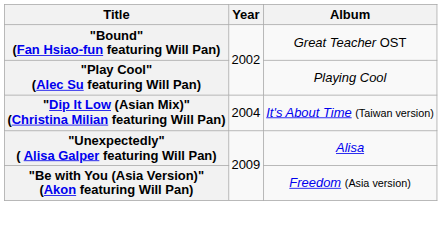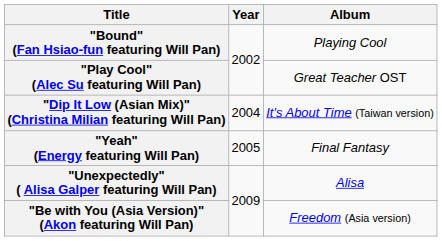(350, 42) Great Teacher OST -> (350, 42) Playing Cool
(350, 77) Playing Cool -> (350, 77) Great Teacher OST
+ row: (116, 148)
